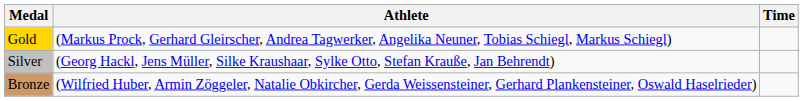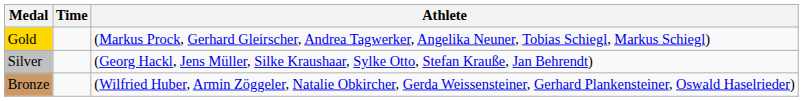columns swapped: (406, 15) <-> (779, 15)
